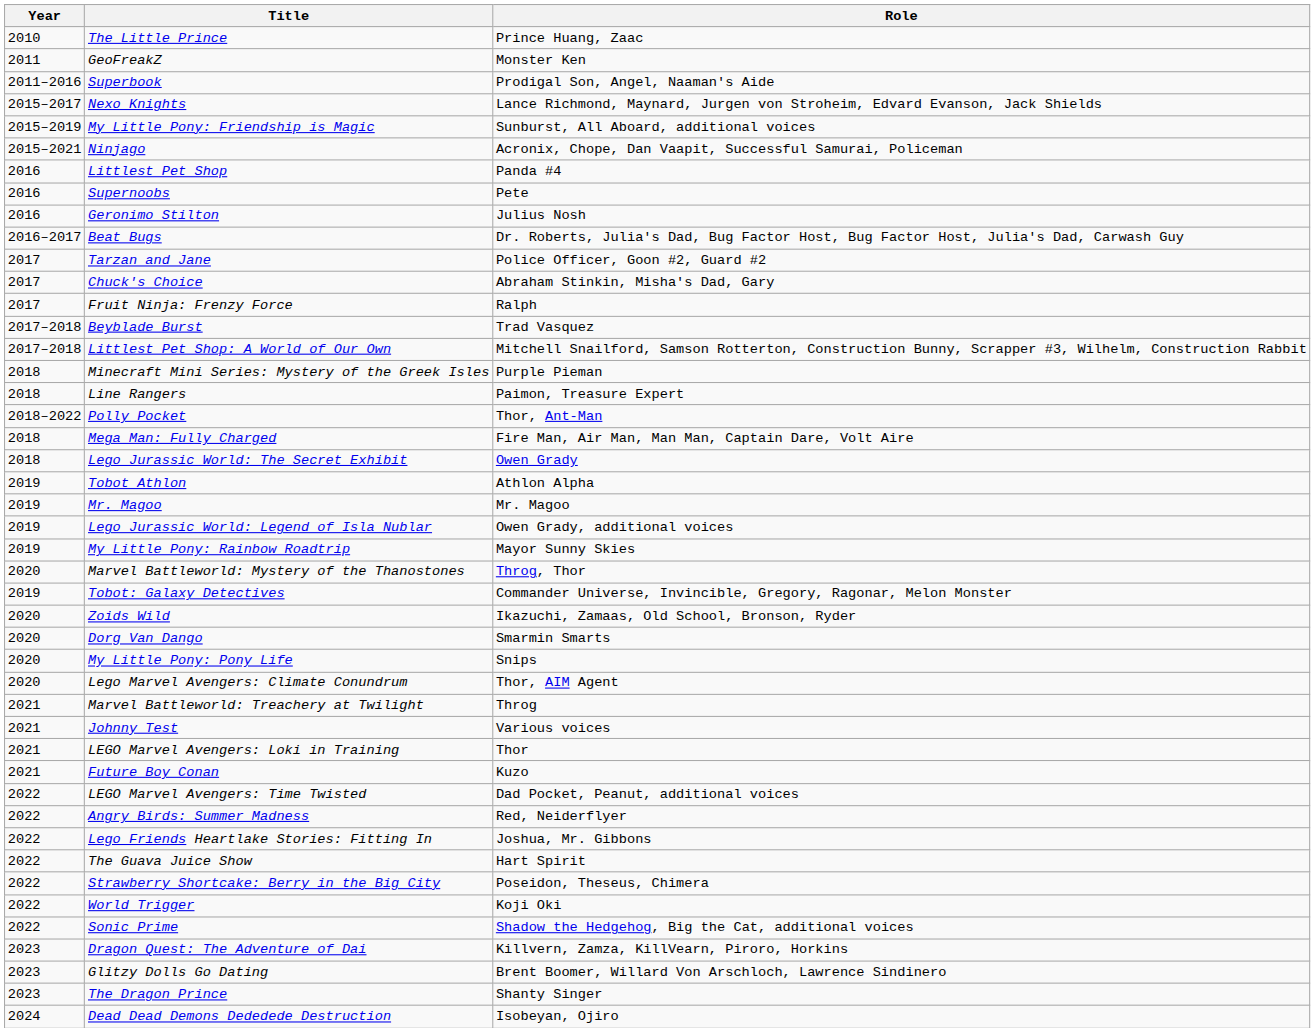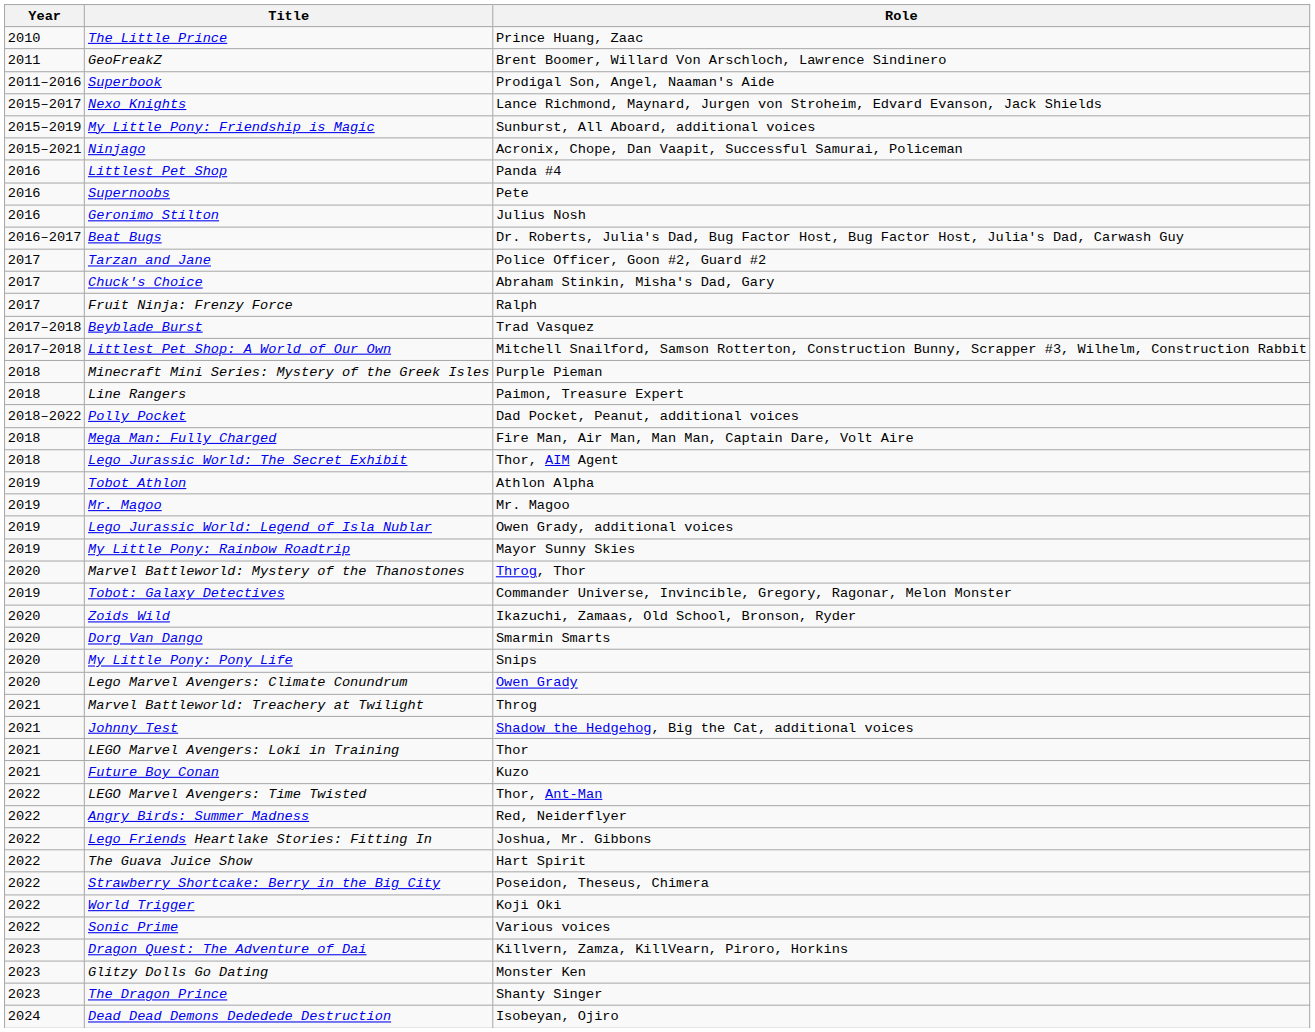(541, 60) Monster Ken -> (721, 60) Brent Boomer, Willard Von Arschloch, Lawrence Sindinero
(549, 416) Thor, Ant-Man -> (647, 416) Dad Pocket, Peanut, additional voices
(537, 461) Owen Grady -> (557, 461) Thor, AIM Agent
(557, 683) Thor, AIM Agent -> (537, 683) Owen Grady
(553, 728) Various voices -> (705, 728) Shadow the Hedgehog, Big the Cat, additional voices
(647, 794) Dad Pocket, Peanut, additional voices -> (549, 794) Thor, Ant-Man
(705, 928) Shadow the Hedgehog, Big the Cat, additional voices -> (553, 928) Various voices
(721, 972) Brent Boomer, Willard Von Arschloch, Lawrence Sindinero -> (541, 972) Monster Ken
